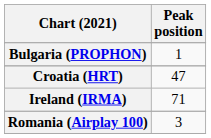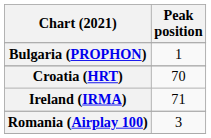(178, 76) 47 -> (178, 76) 70
